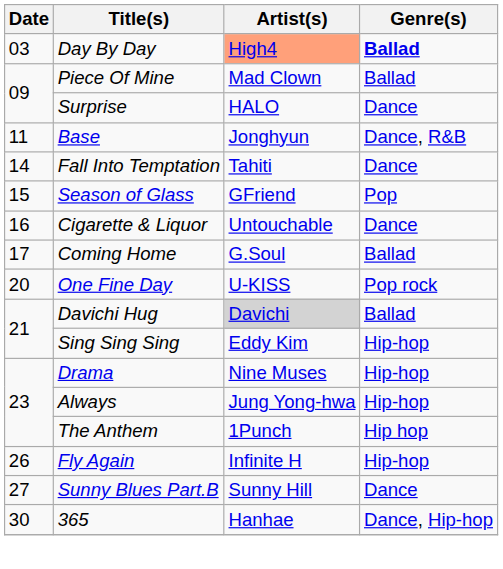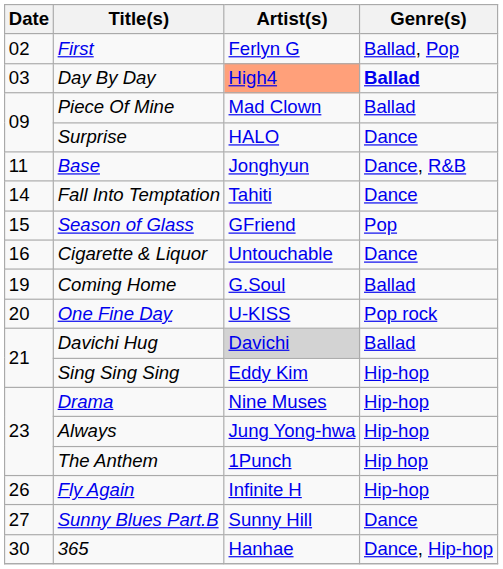+ row: (76, 48)
(19, 254) 17 -> (19, 284) 19
